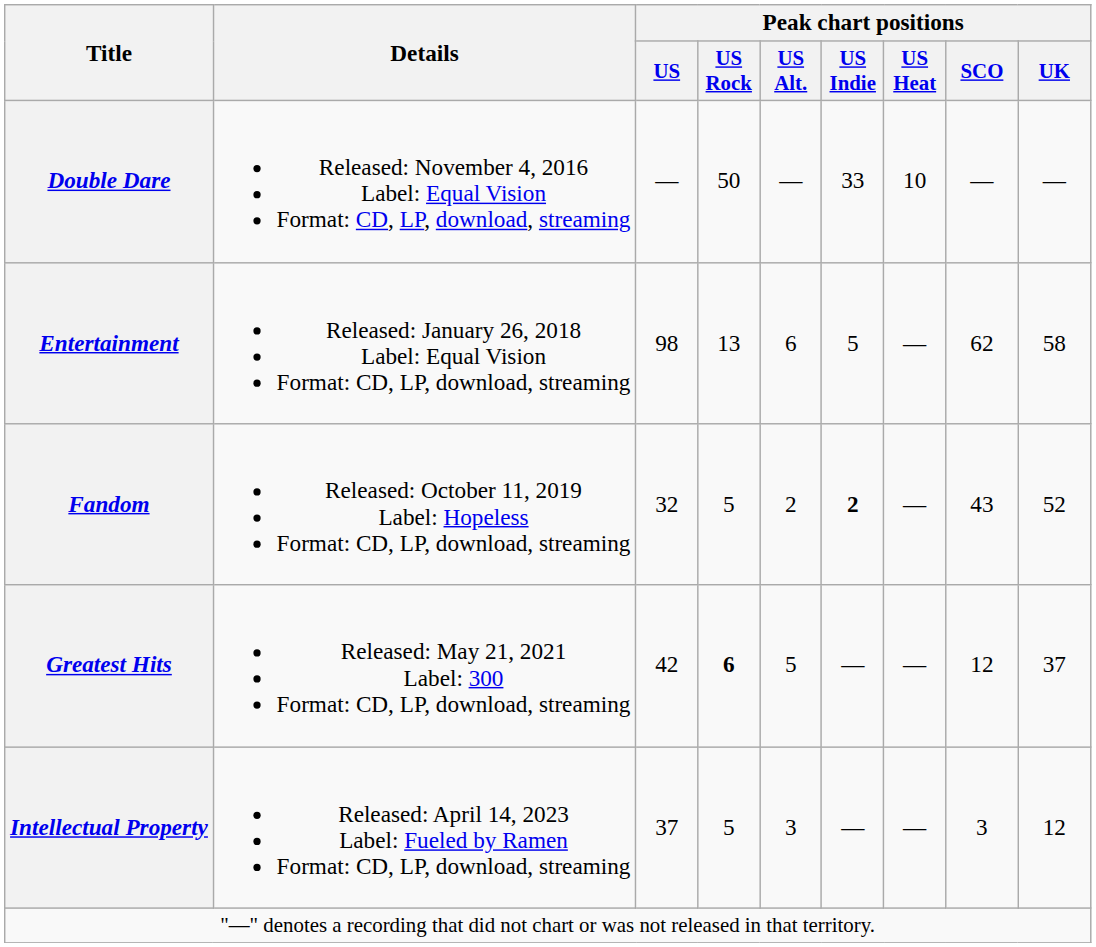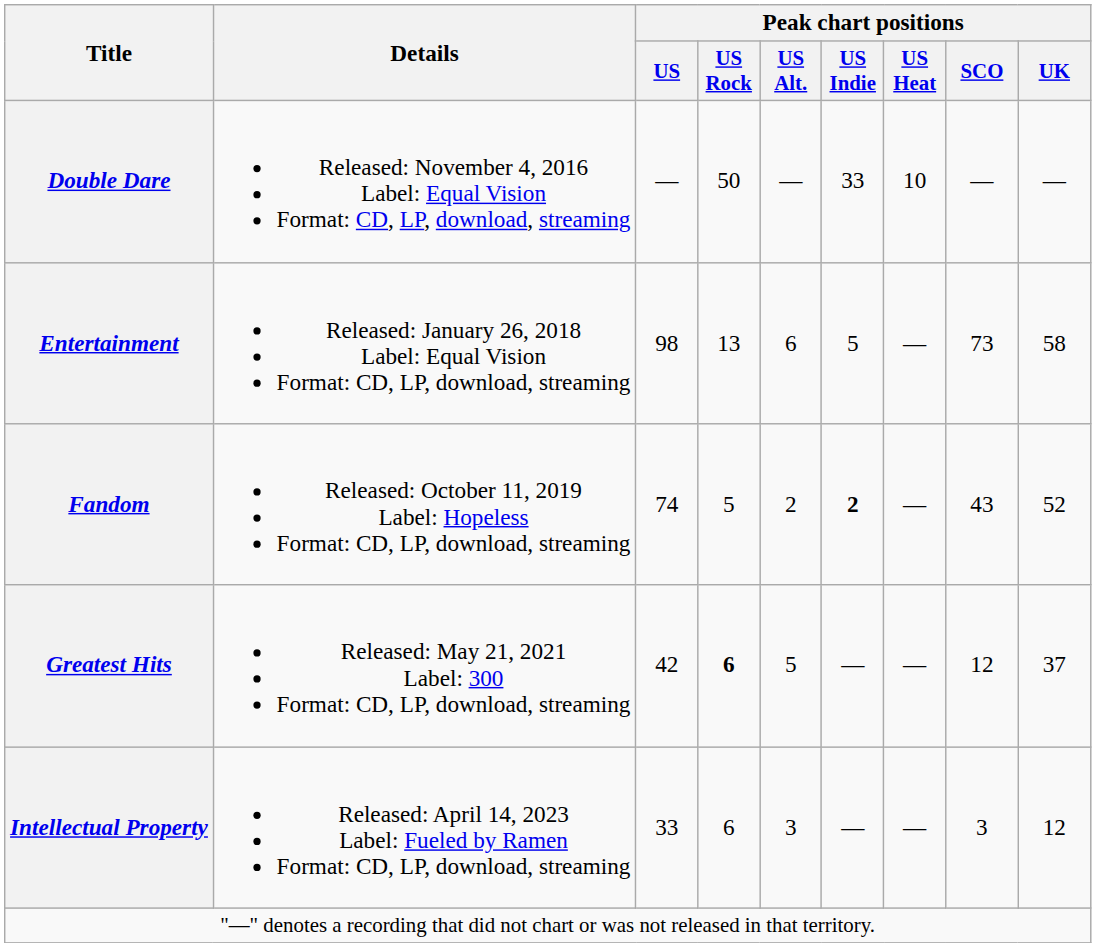(982, 342) 62 -> (982, 342) 73
(667, 504) 32 -> (667, 504) 74
(667, 827) 37 -> (667, 827) 33
(729, 827) 5 -> (729, 827) 6
